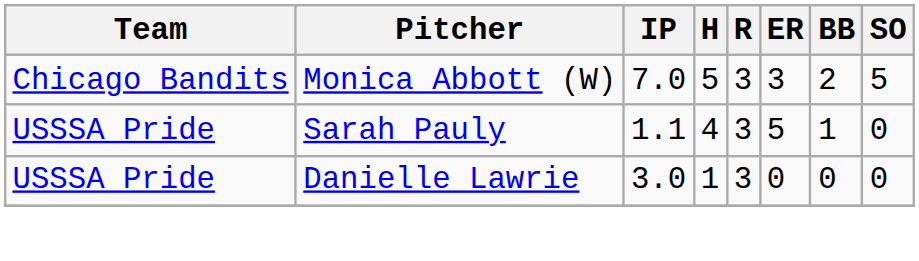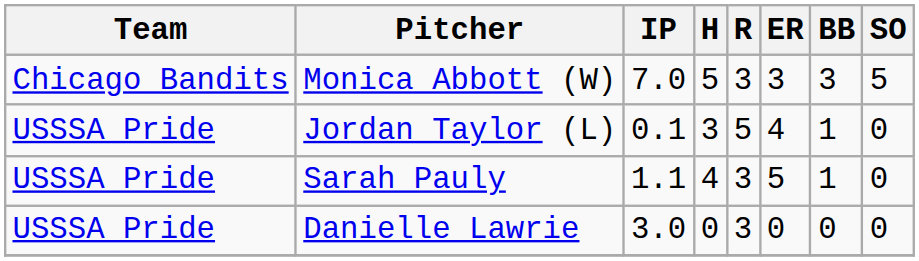(827, 80) 2 -> (827, 80) 3
+ row: (460, 130)
(710, 180) 1 -> (710, 230) 0
